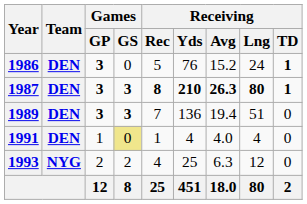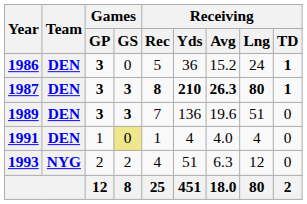(190, 65) 76 -> (190, 65) 36
(223, 114) 19.4 -> (223, 114) 19.6
(190, 162) 25 -> (190, 162) 51
